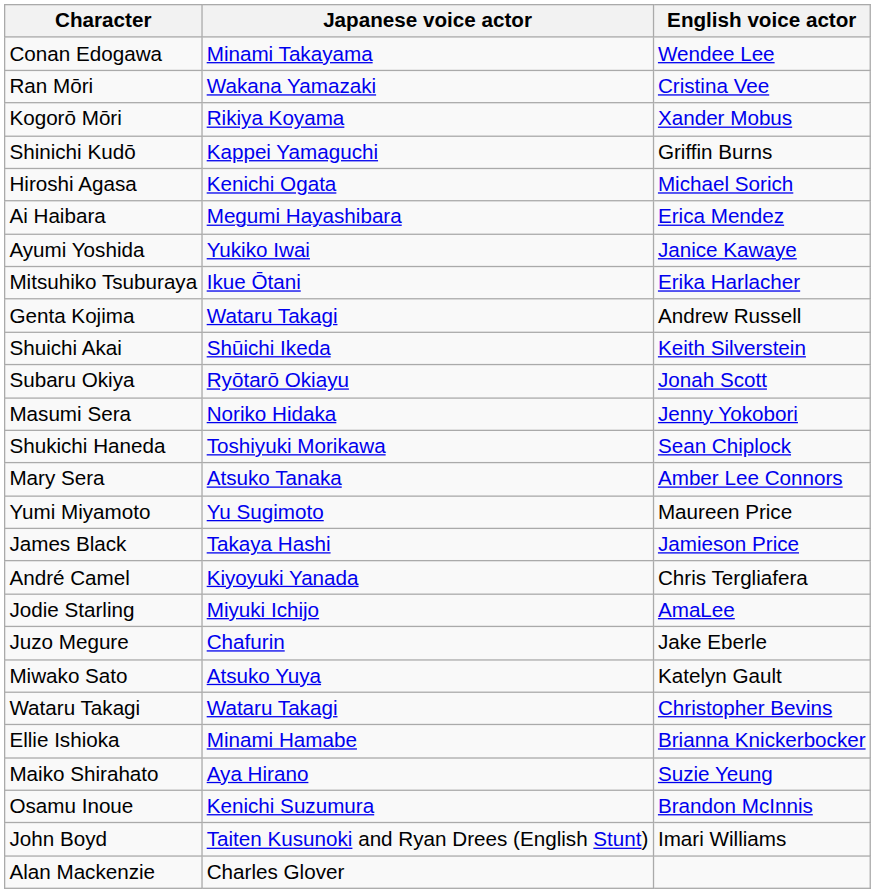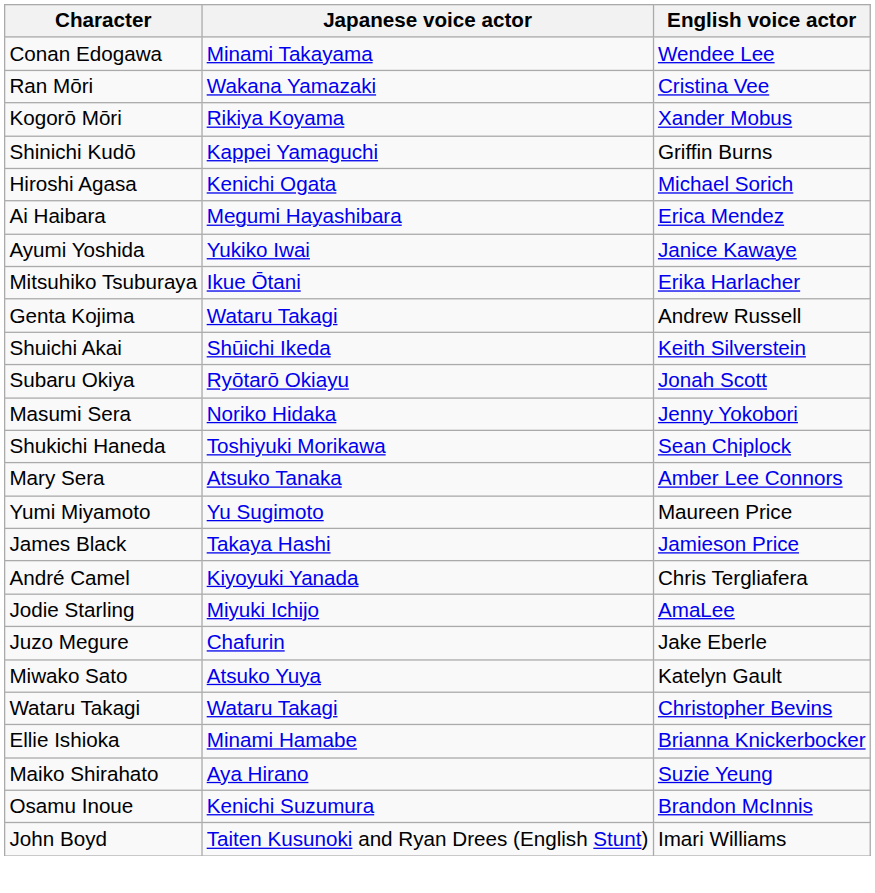- row: (82, 871)
